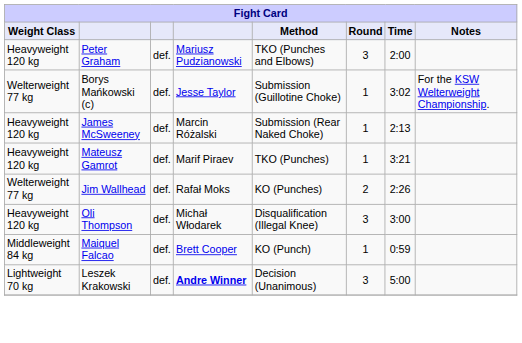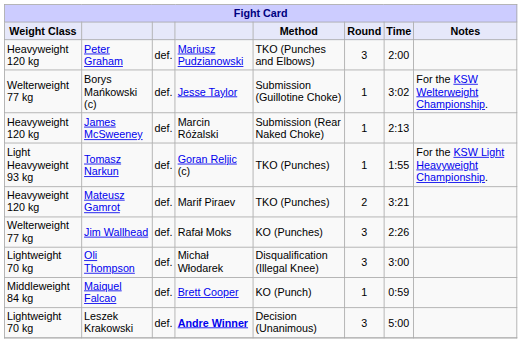+ row: (103, 165)
(366, 158) 1 -> (364, 201) 2
(366, 189) 2 -> (364, 232) 3
(38, 219) Heavyweight 120 kg -> (34, 262) Lightweight 70 kg
